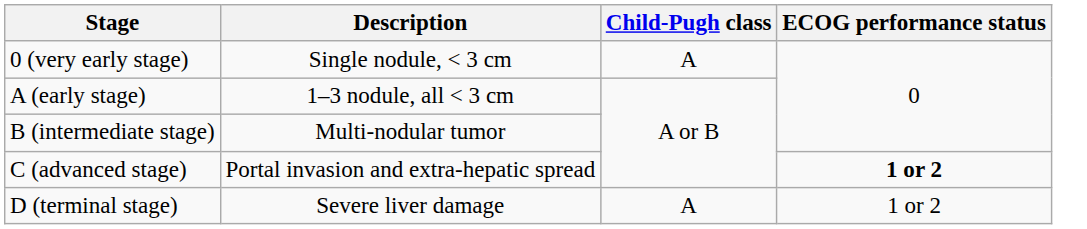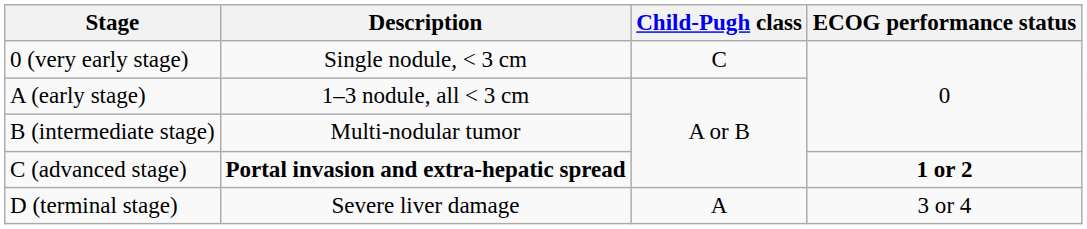(689, 59) A -> (719, 59) C
(410, 168) normal -> (425, 168) bold
(914, 205) 1 or 2 -> (944, 205) 3 or 4
